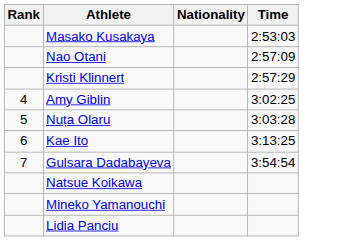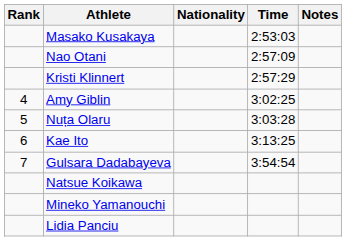+ column: (320, 15)
